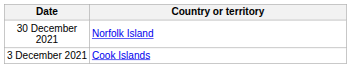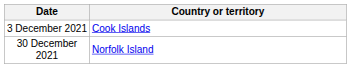rows swapped: (47, 55) <-> (47, 34)
